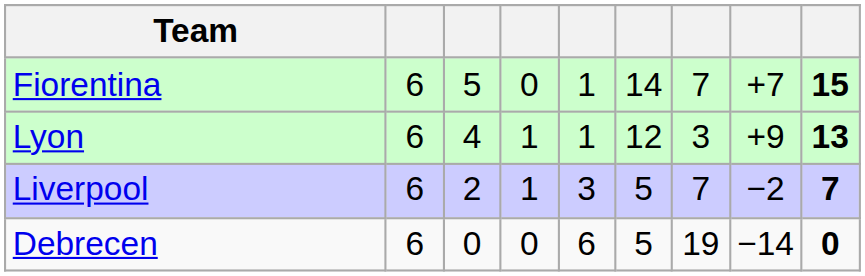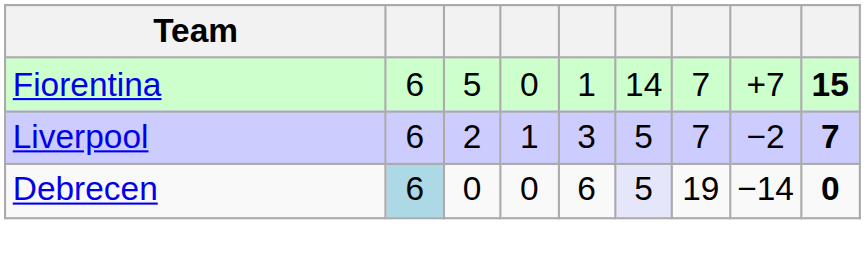- row: (48, 137)
(415, 243) no background -> (415, 190) lightblue background
(644, 243) no background -> (644, 190) lavender background
